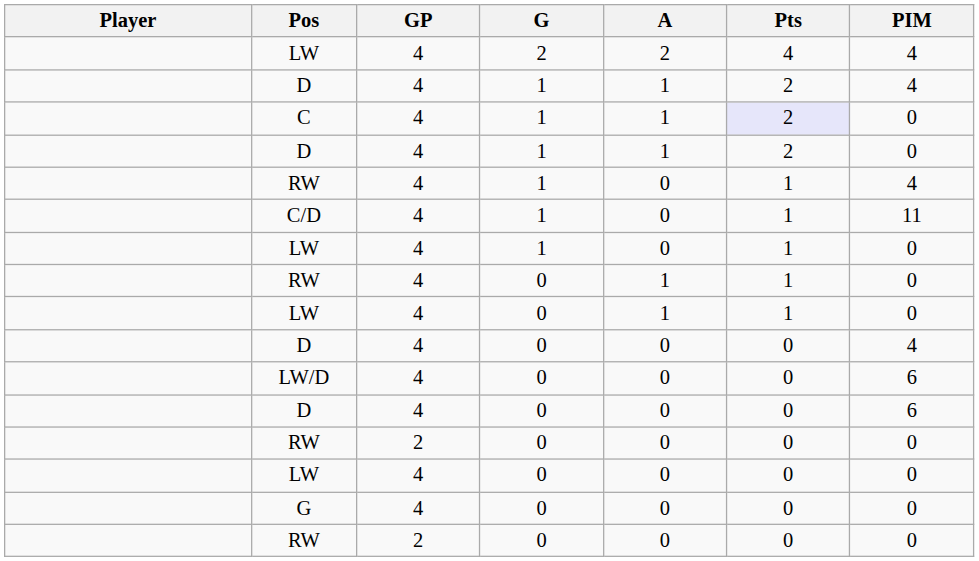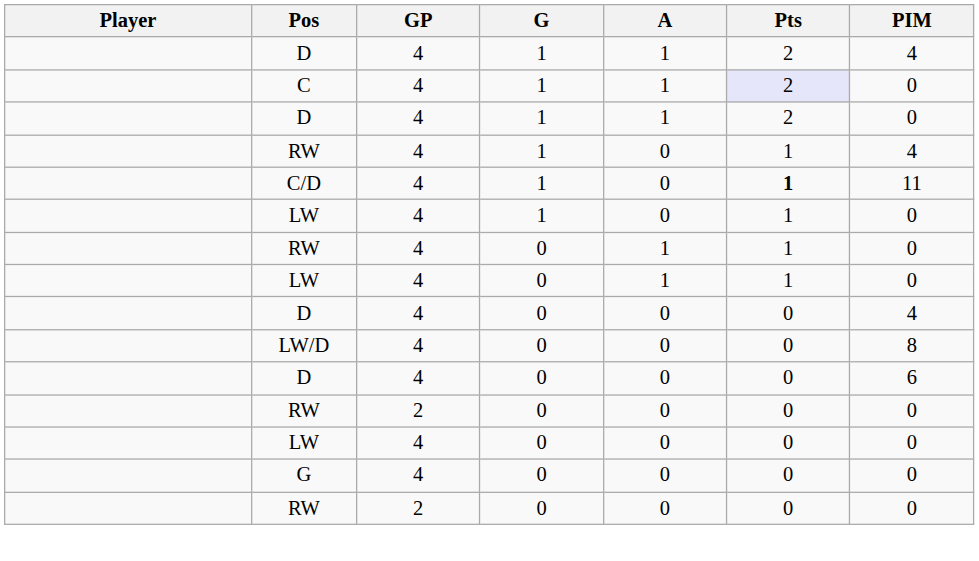- row: (304, 53)
(788, 215) normal -> (788, 183) bold
(912, 378) 6 -> (912, 345) 8
